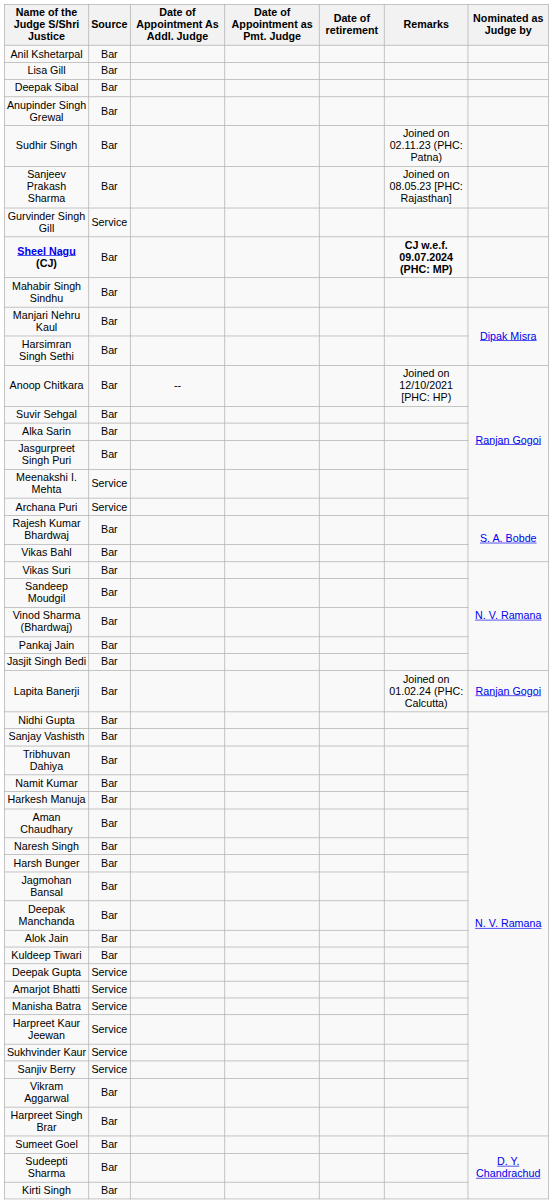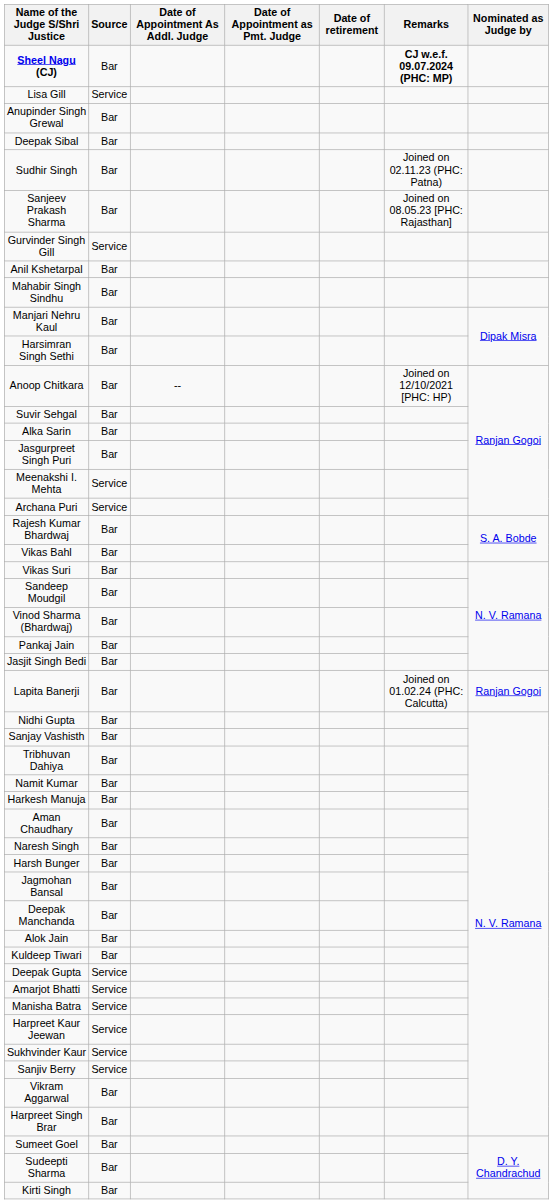rows swapped: (47, 257) <-> (47, 54)
(109, 71) Bar -> (109, 95) Service
rows swapped: (47, 88) <-> (47, 111)
